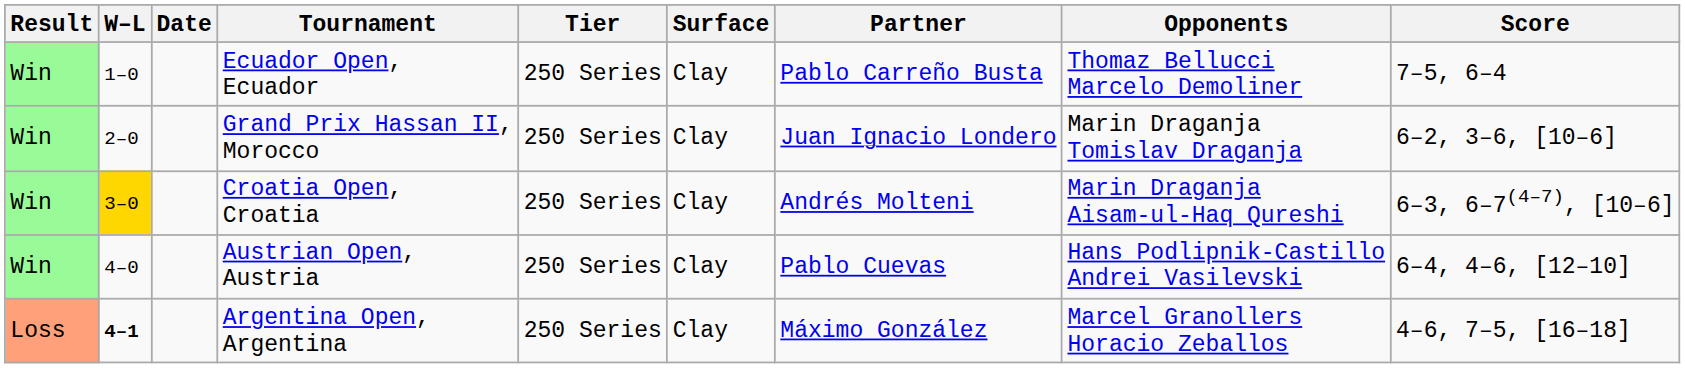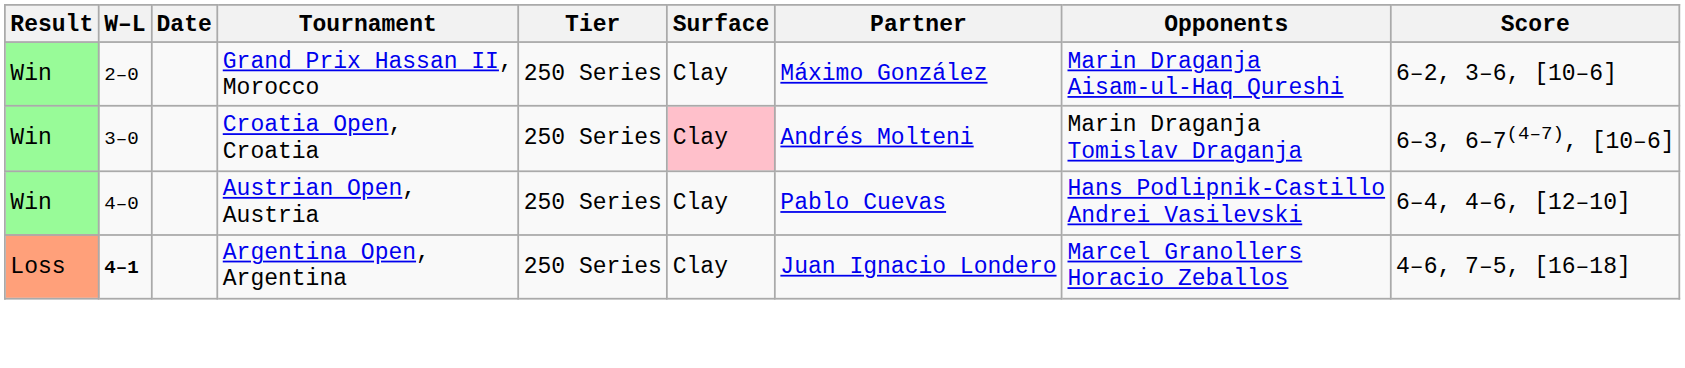- row: (313, 74)
(918, 138) Juan Ignacio Londero -> (884, 74) Máximo González
(1185, 138) Marin Draganja Tomislav Draganja -> (1206, 74) Marin Draganja Aisam-ul-Haq Qureshi
(121, 203) gold background -> (121, 139) no background
(700, 203) no background -> (700, 138) pink background
(1206, 203) Marin Draganja Aisam-ul-Haq Qureshi -> (1185, 138) Marin Draganja Tomislav Draganja
(884, 331) Máximo González -> (918, 267) Juan Ignacio Londero
